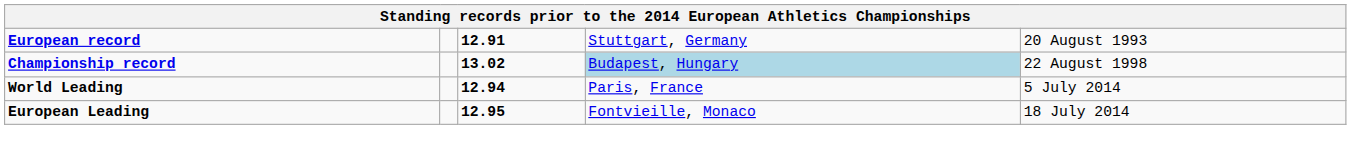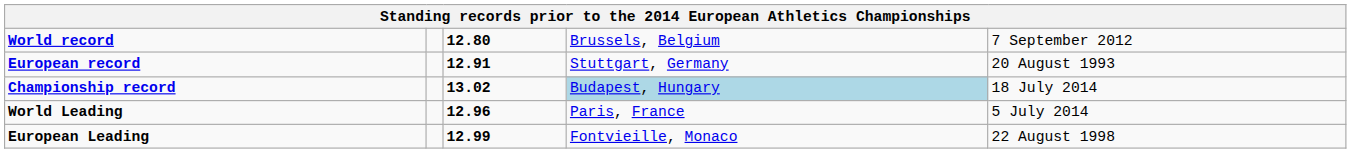+ row: (61, 40)
(1085, 64) 22 August 1998 -> (1044, 88) 18 July 2014
(483, 88) 12.94 -> (469, 112) 12.96
(483, 112) 12.95 -> (469, 136) 12.99
(1077, 112) 18 July 2014 -> (1053, 136) 22 August 1998
